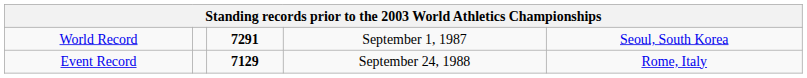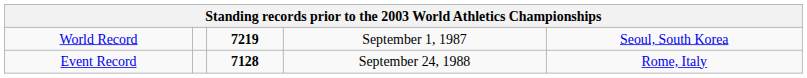(245, 38) 7291 -> (245, 38) 7219
(245, 61) 7129 -> (245, 61) 7128
